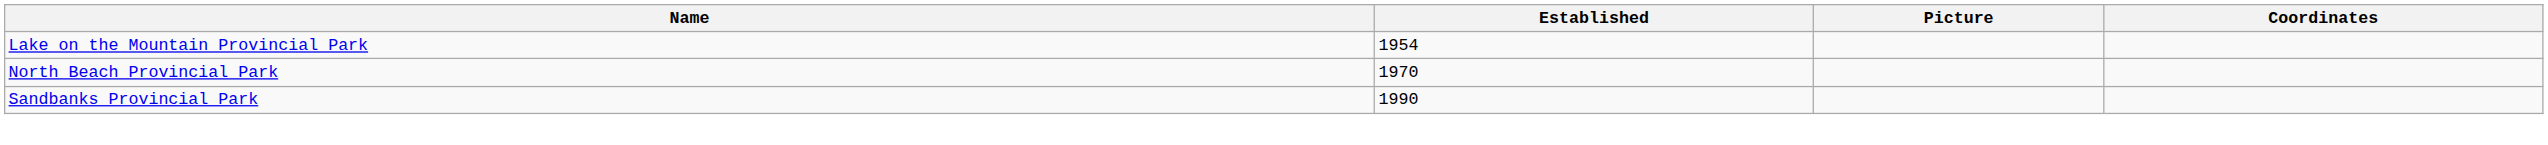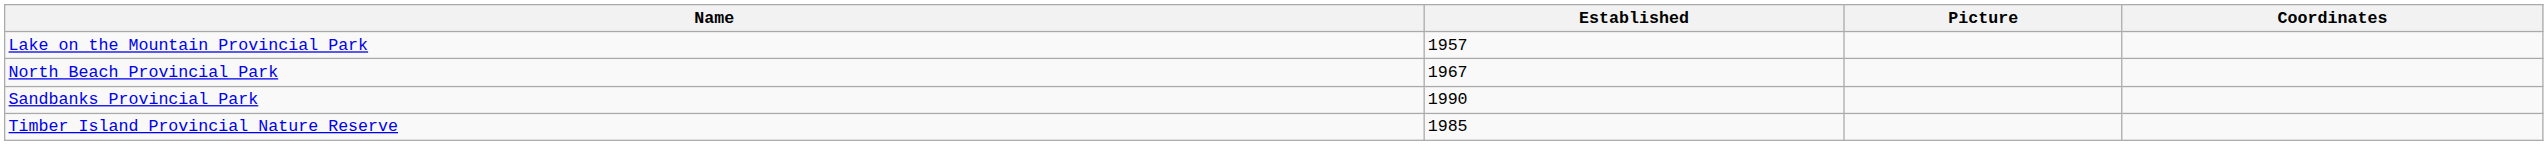(1398, 45) 1954 -> (1448, 45) 1957
(1398, 72) 1970 -> (1448, 72) 1967
+ row: (203, 127)
